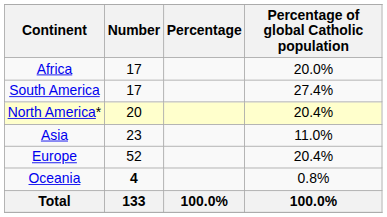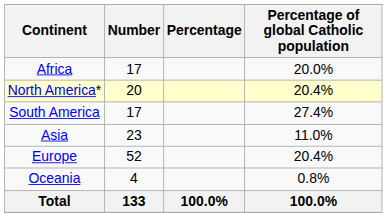rows swapped: (54, 113) <-> (54, 91)
(134, 179) bold -> (134, 179) normal
